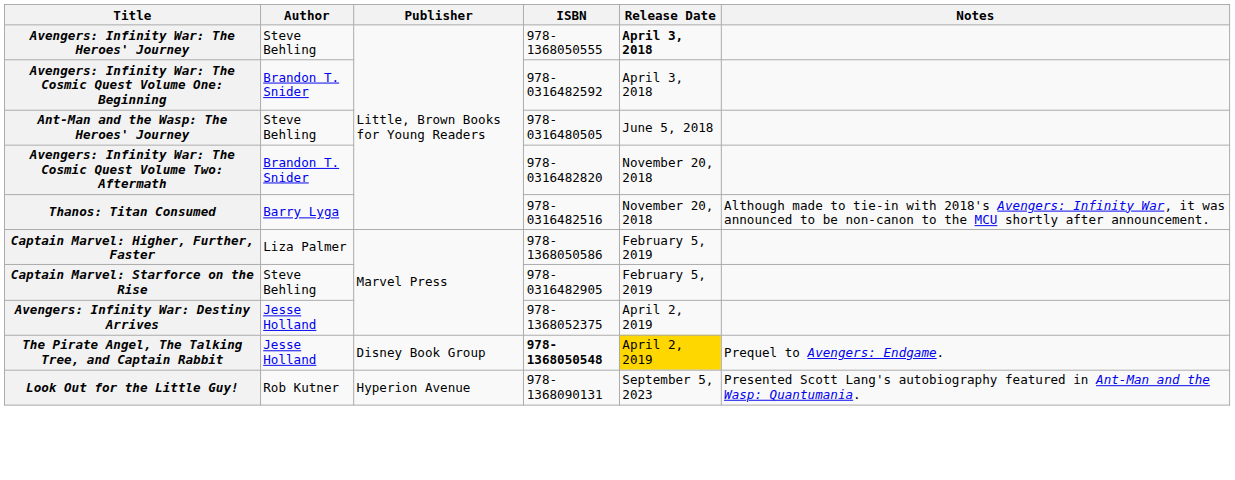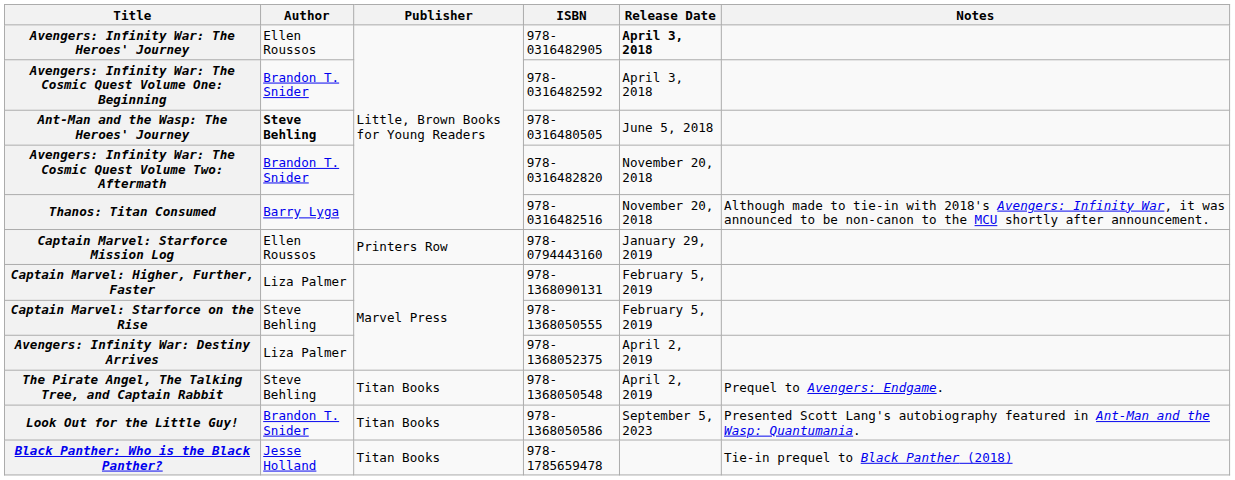(290, 43) Steve Behling -> (290, 43) Ellen Roussos
(565, 43) 978-1368050555 -> (565, 43) 978-0316482905
(290, 127) normal -> (290, 127) bold
+ row: (132, 247)
(565, 247) 978-1368050586 -> (565, 282) 978-1368090131
(565, 282) 978-0316482905 -> (565, 317) 978-1368050555
(290, 317) Jesse Holland -> (305, 353) Liza Palmer
(290, 353) Jesse Holland -> (290, 388) Steve Behling
(421, 353) Disney Book Group -> (398, 388) Titan Books
(565, 353) bold -> (565, 388) normal
(653, 353) gold background -> (653, 388) no background
(301, 388) Rob Kutner -> (301, 423) Brandon T. Snider
(414, 388) Hyperion Avenue -> (398, 423) Titan Books
(565, 388) 978-1368090131 -> (565, 423) 978-1368050586
+ row: (132, 458)
